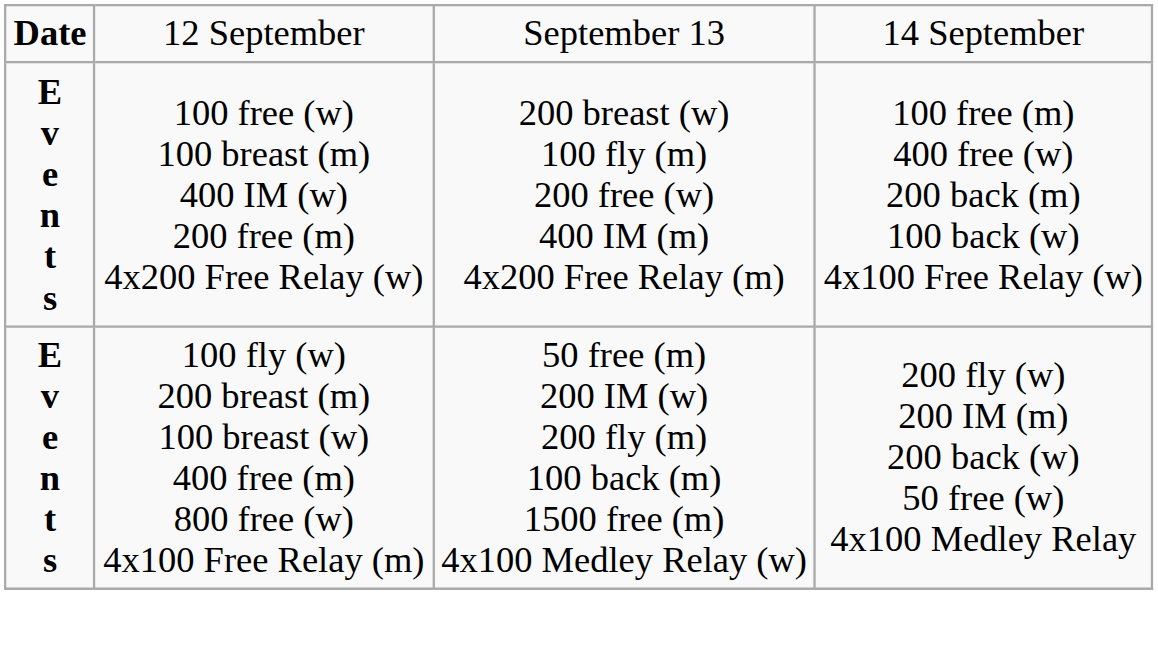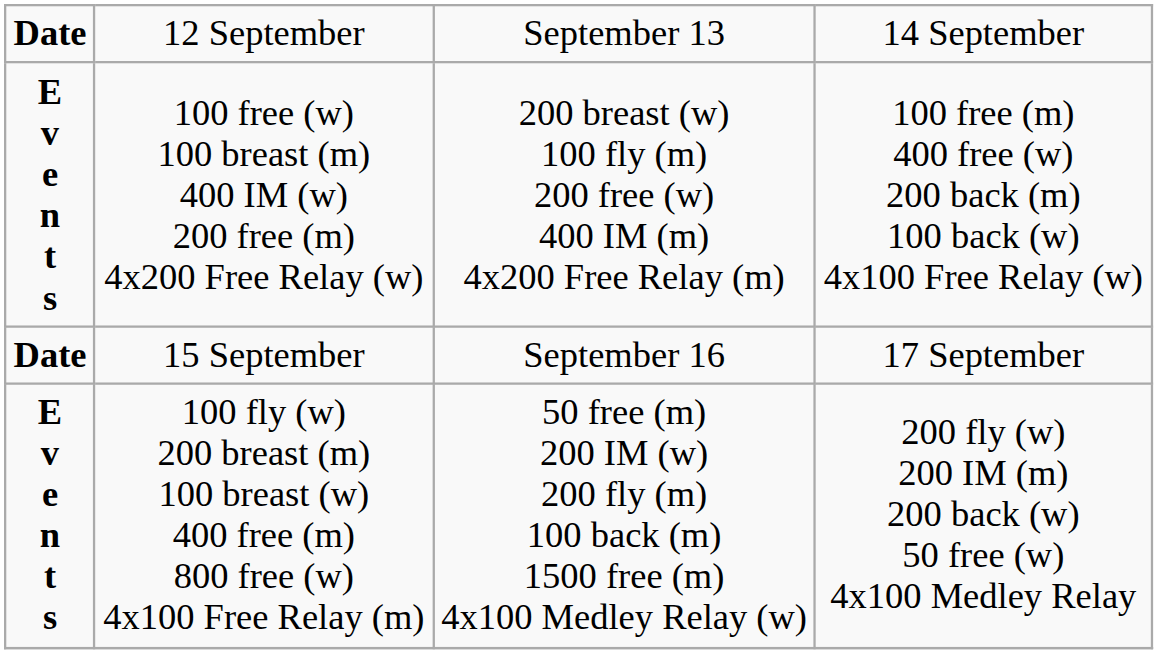+ row: (264, 354)
